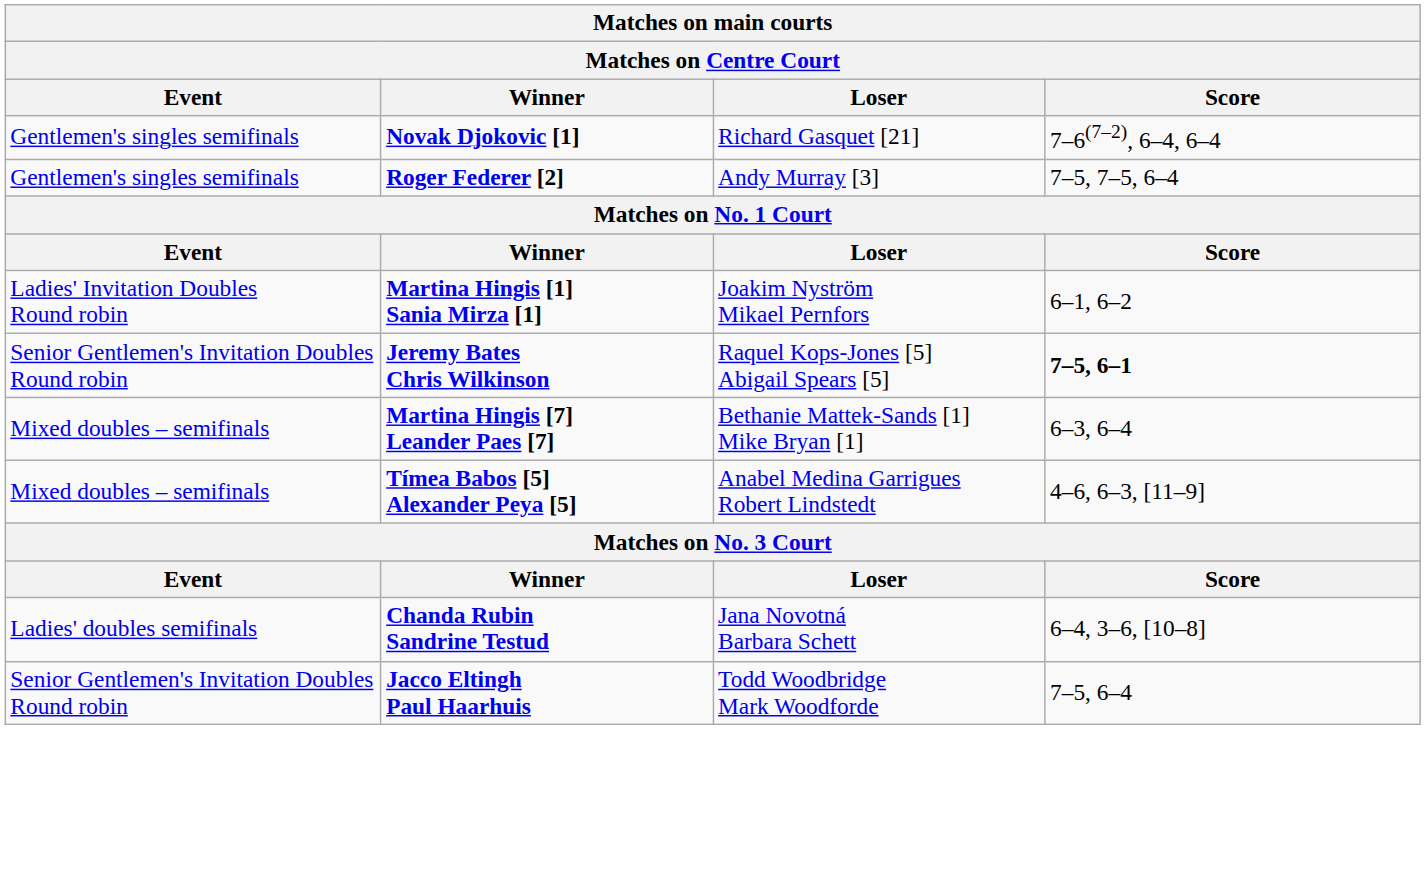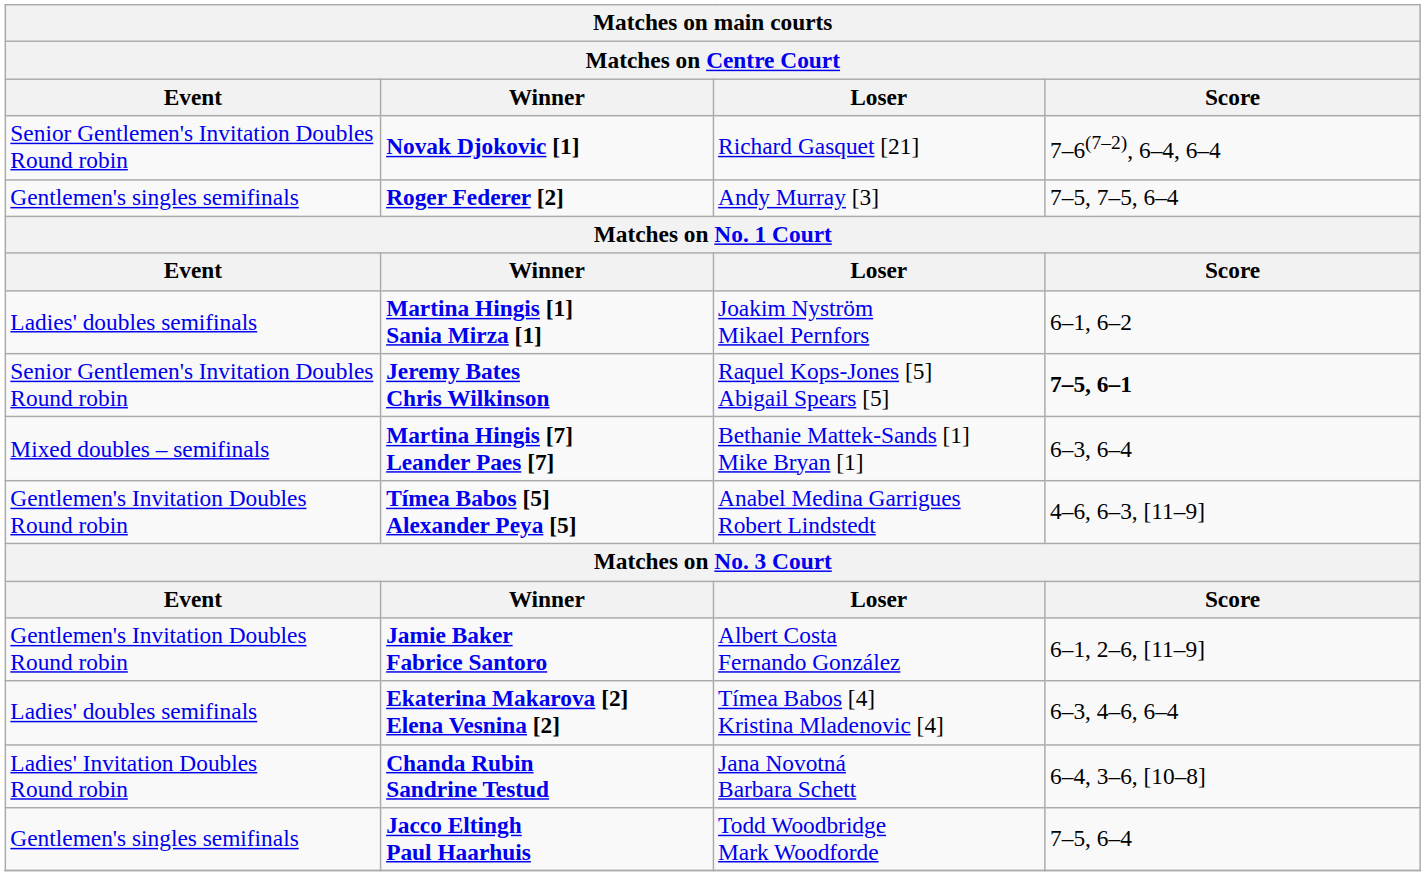(155, 137) Gentlemen's singles semifinals -> (192, 147) Senior Gentlemen's Invitation Doubles Round robin
(134, 301) Ladies' Invitation Doubles Round robin -> (134, 321) Ladies' doubles semifinals
(140, 491) Mixed doubles – semifinals -> (158, 511) Gentlemen's Invitation Doubles Round robin
+ row: (467, 649)
+ row: (507, 712)
(134, 629) Ladies' doubles semifinals -> (134, 775) Ladies' Invitation Doubles Round robin
(192, 692) Senior Gentlemen's Invitation Doubles Round robin -> (155, 839) Gentlemen's singles semifinals
